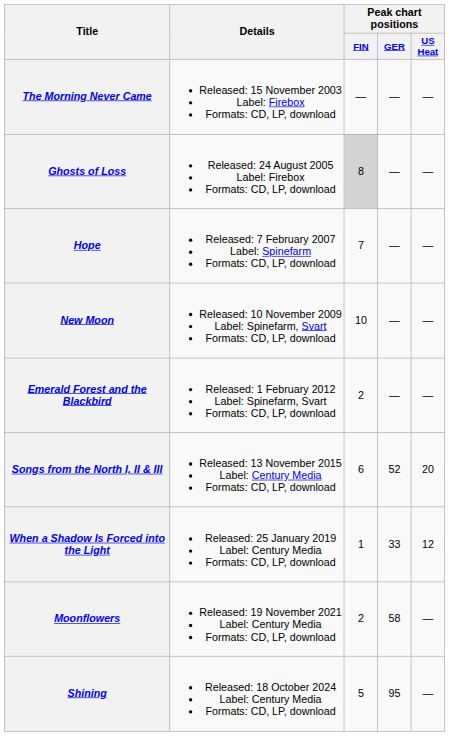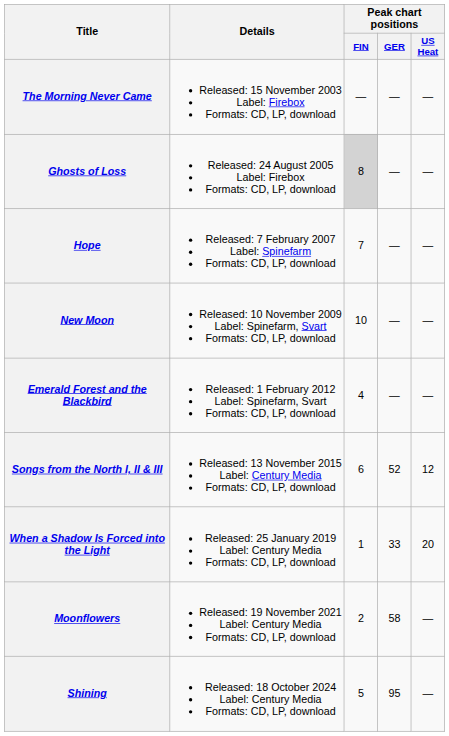(361, 395) 2 -> (361, 395) 4
(428, 469) 20 -> (428, 469) 12
(428, 544) 12 -> (428, 544) 20
